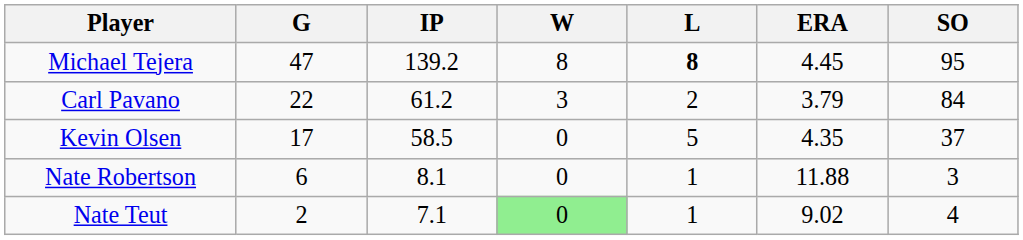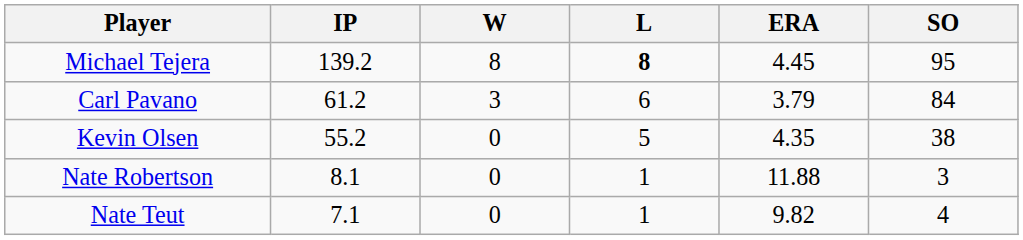- column: (301, 23)
(692, 100) 2 -> (644, 100) 6
(432, 138) 58.5 -> (345, 138) 55.2
(953, 138) 37 -> (943, 138) 38
(562, 215) lightgreen background -> (495, 215) no background
(823, 215) 9.02 -> (794, 215) 9.82
